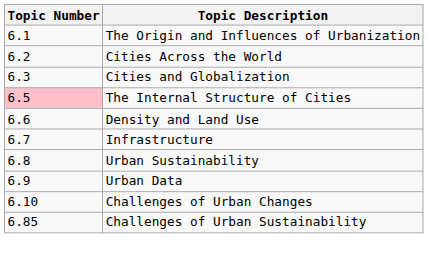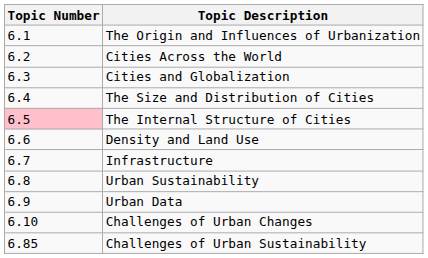+ row: (240, 98)
